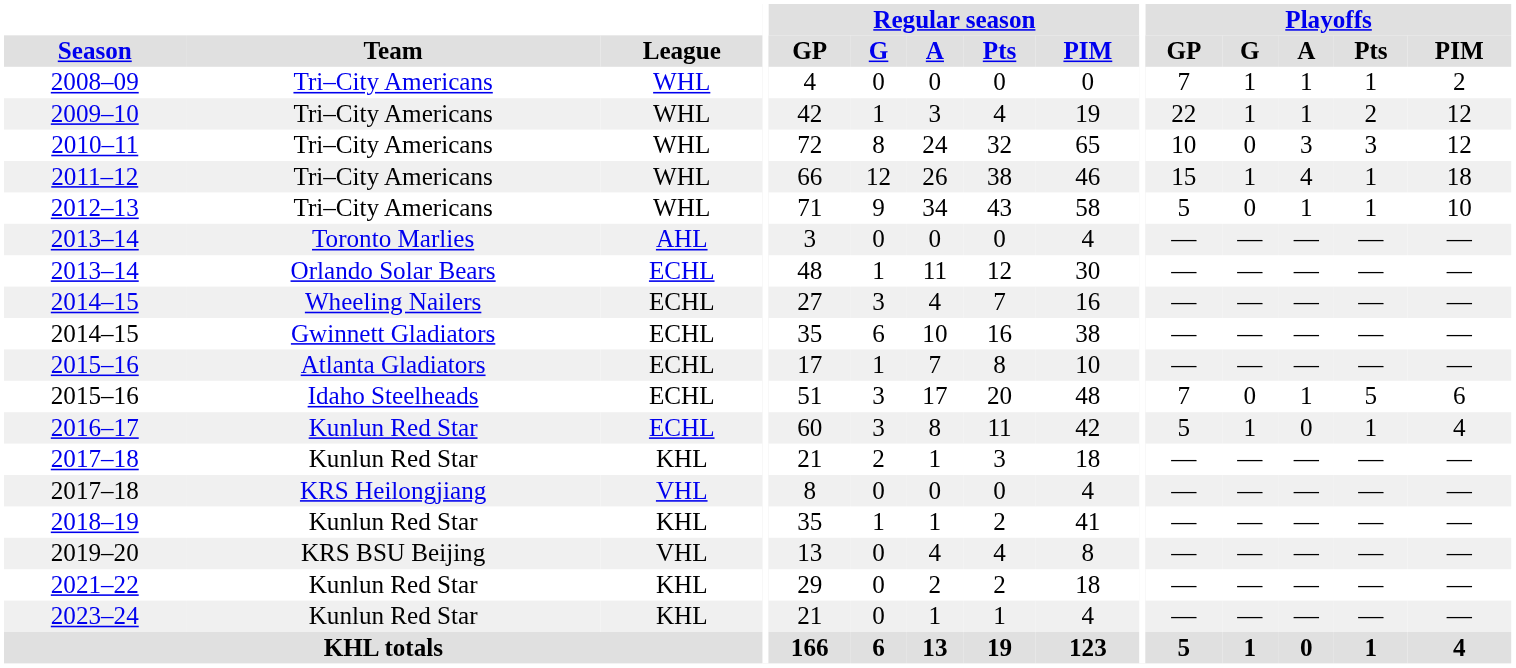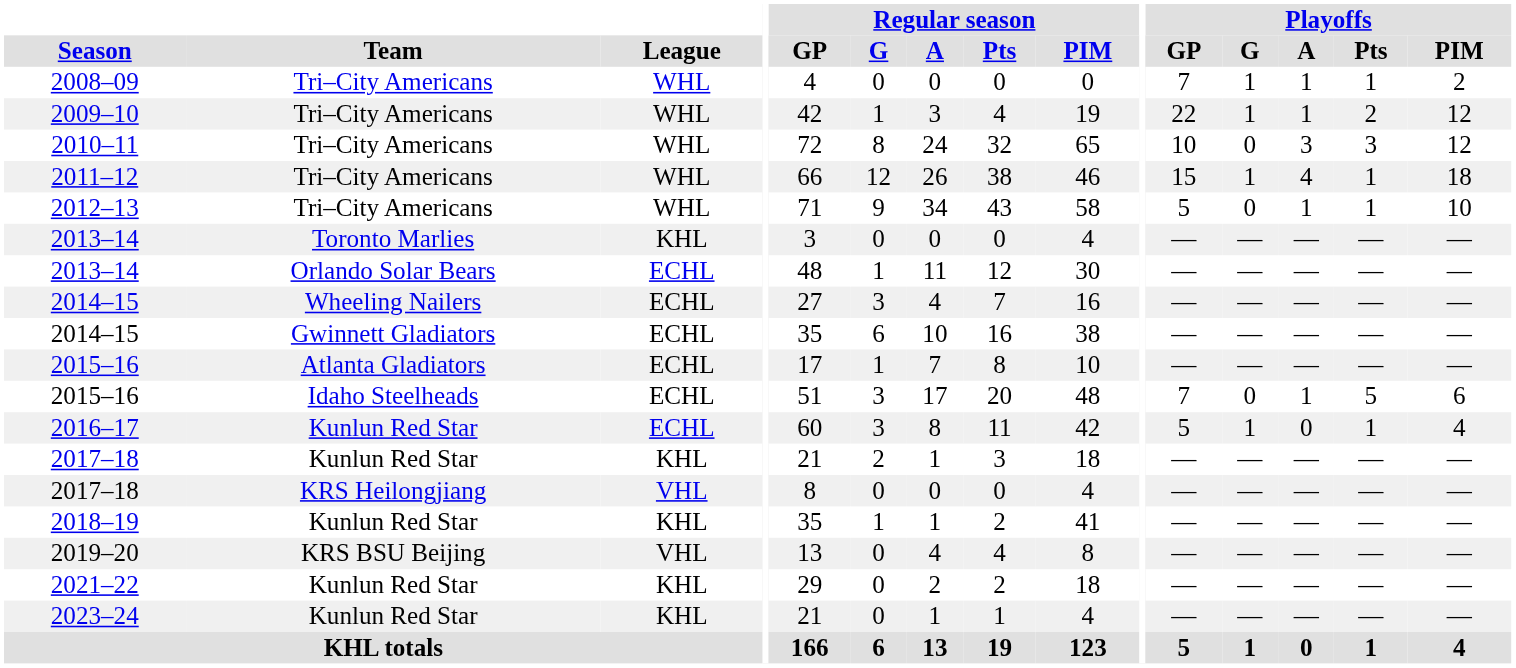(682, 239) AHL -> (682, 239) KHL
